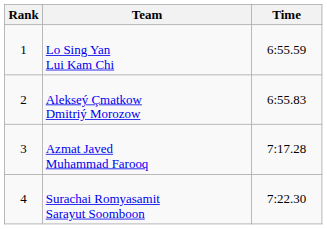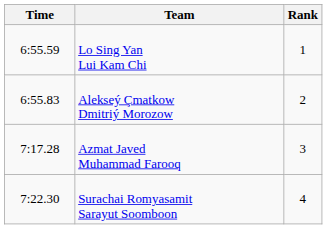columns swapped: (24, 14) <-> (287, 14)
